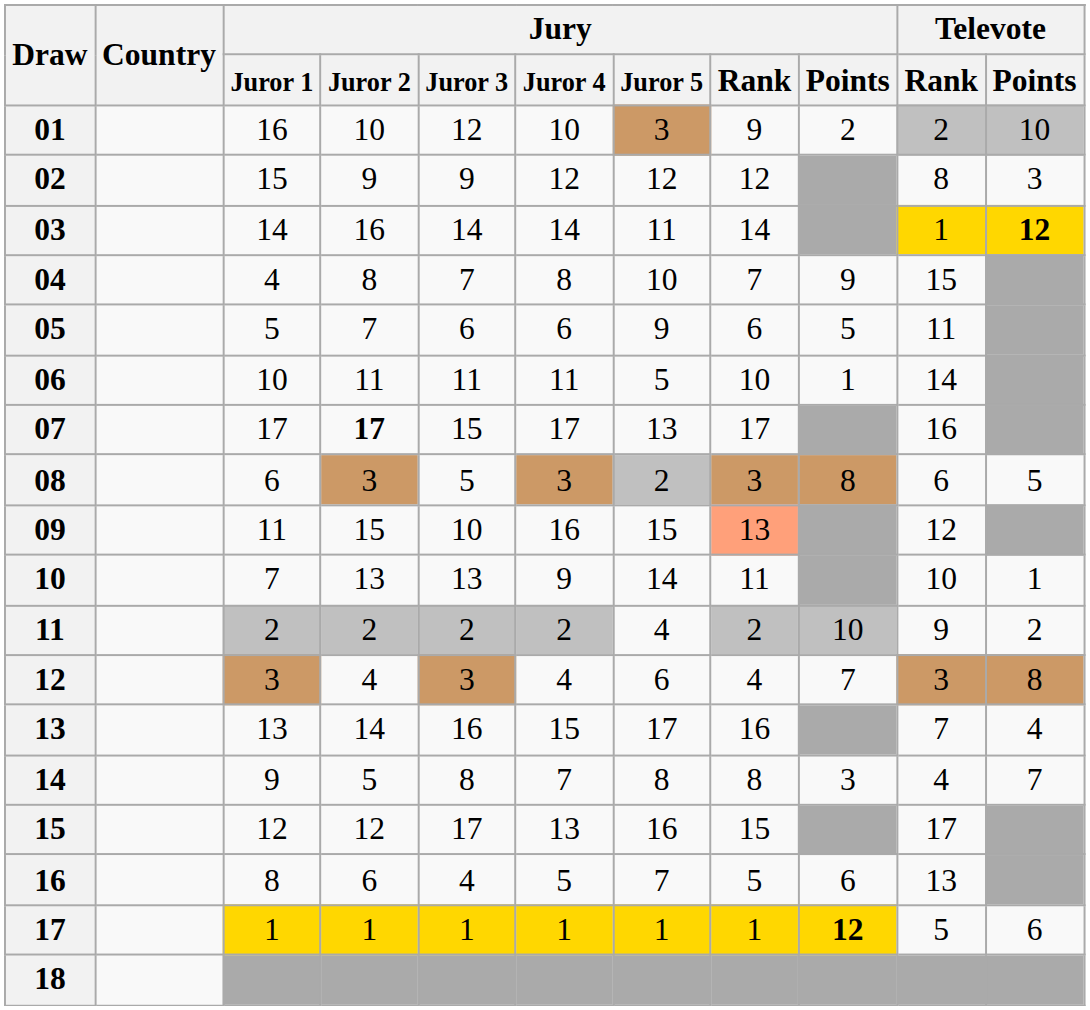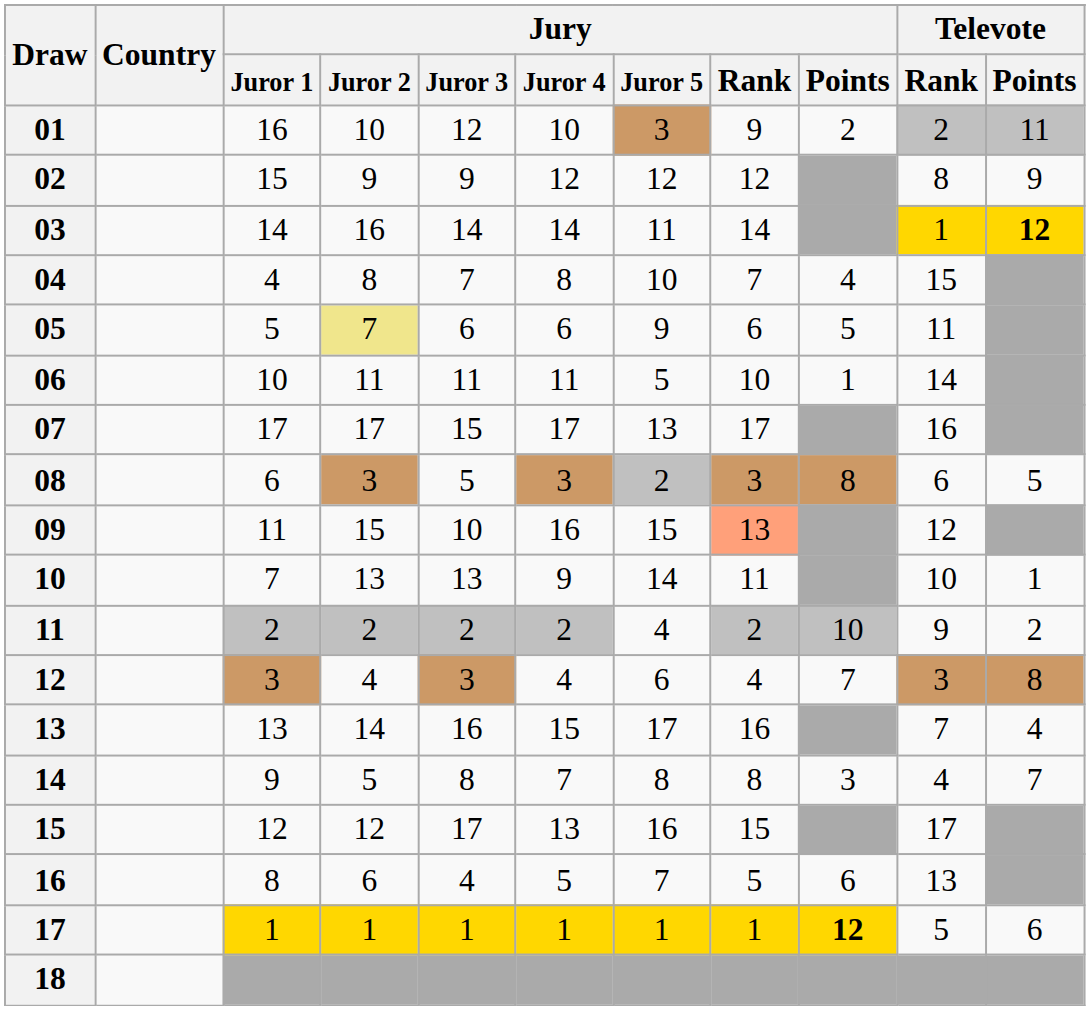(1035, 129) 10 -> (1035, 129) 11
(1035, 179) 3 -> (1035, 179) 9
(848, 279) 9 -> (848, 279) 4
(369, 329) no background -> (369, 329) khaki background
(369, 429) bold -> (369, 429) normal
